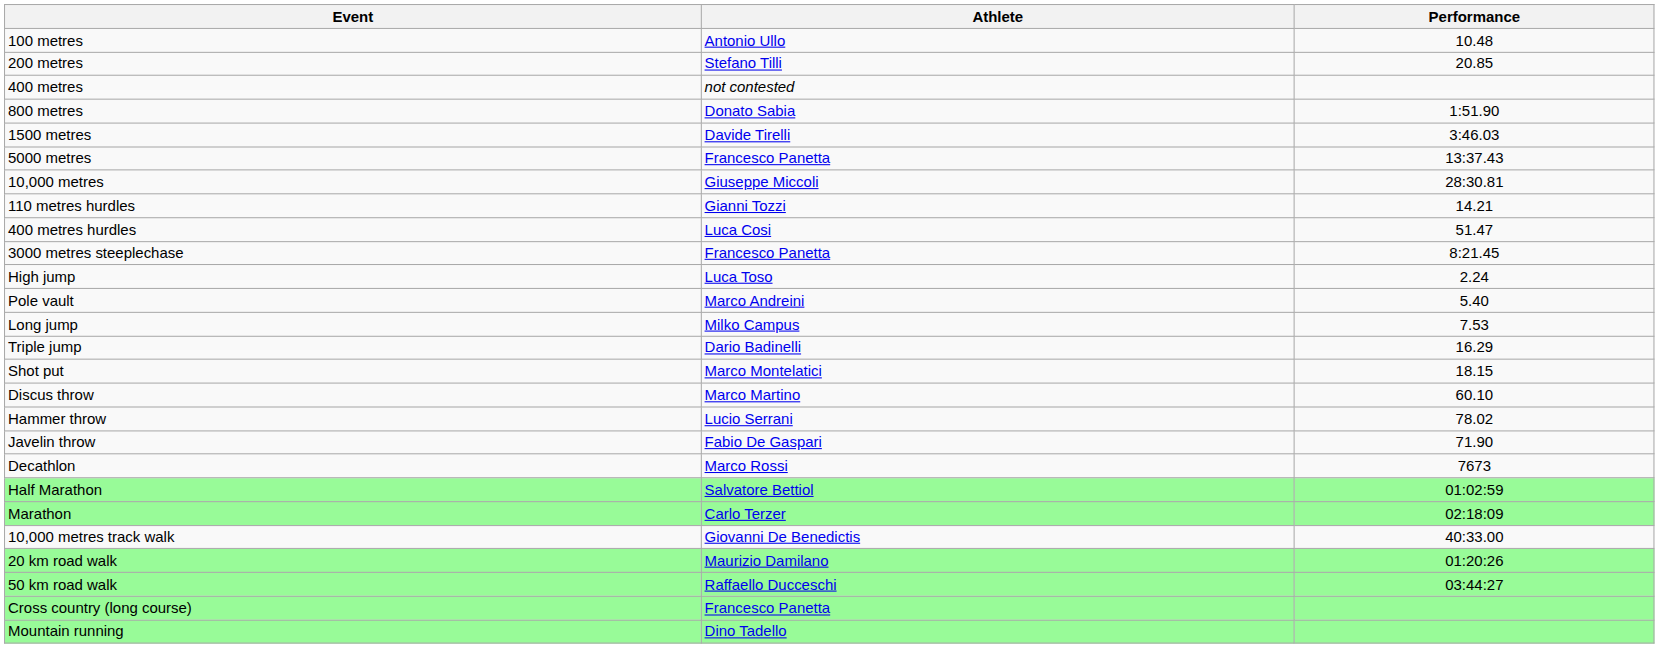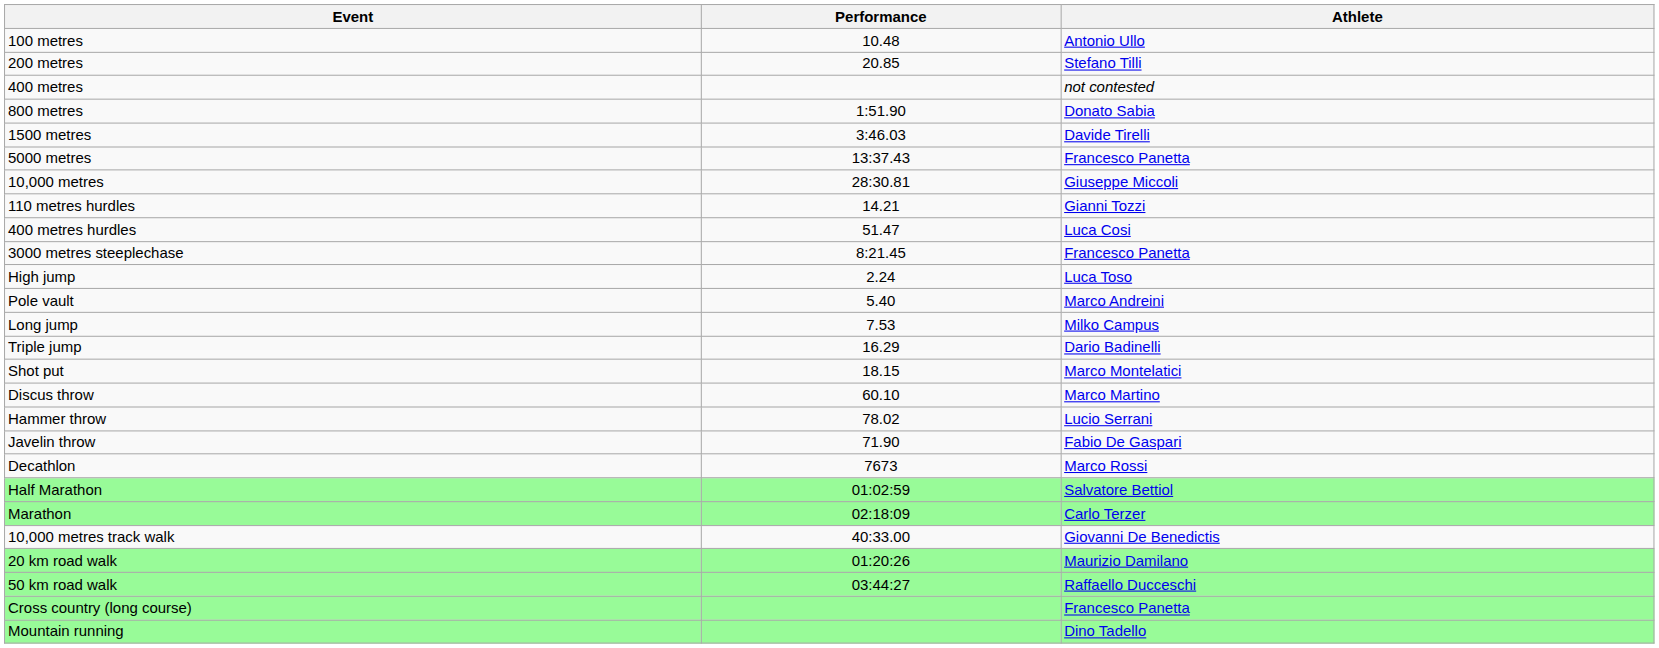columns swapped: (998, 17) <-> (1474, 17)
